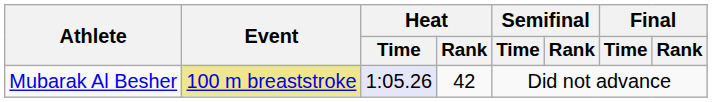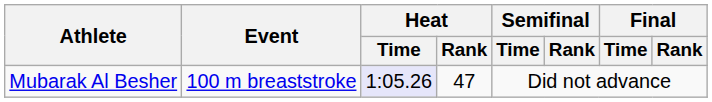(271, 82) khaki background -> (271, 82) no background
(464, 82) 42 -> (464, 82) 47
